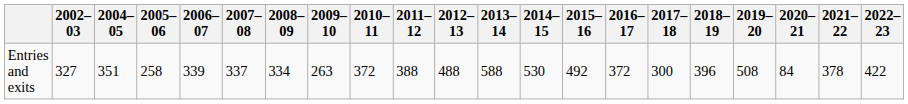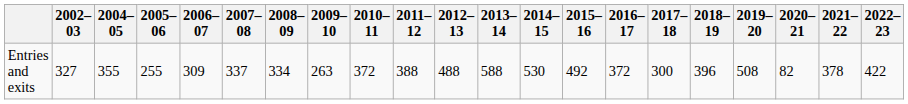(109, 71) 351 -> (109, 71) 355
(151, 71) 258 -> (151, 71) 255
(194, 71) 339 -> (194, 71) 309
(786, 71) 84 -> (786, 71) 82
